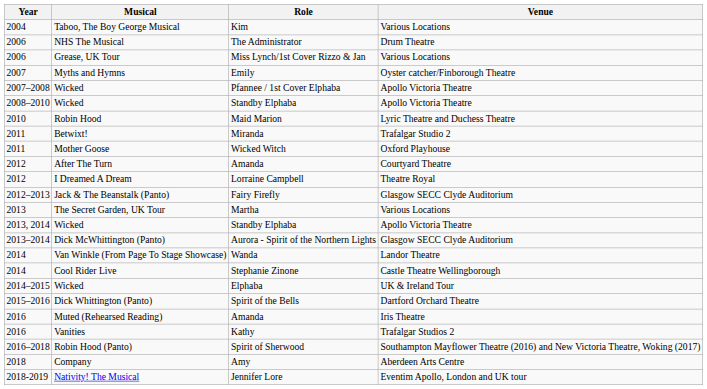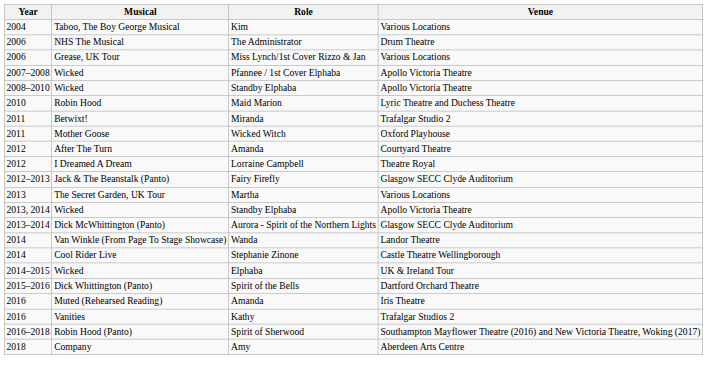- row: (16, 73)
- row: (27, 377)
